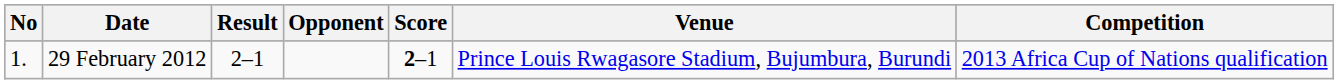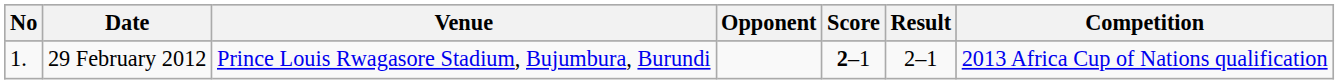columns swapped: (704, 22) <-> (247, 22)
